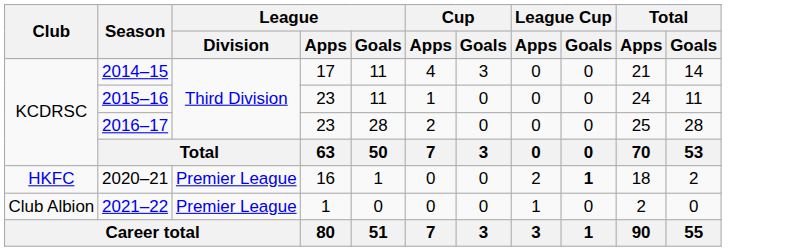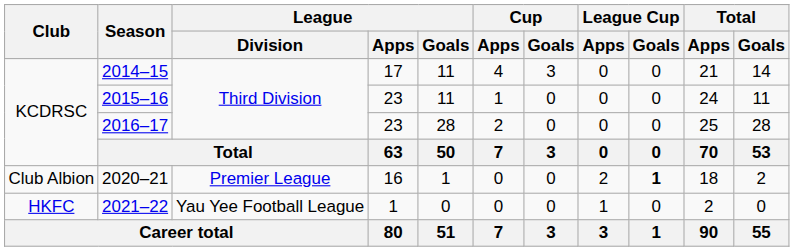(51, 179) HKFC -> (51, 179) Club Albion
(51, 206) Club Albion -> (51, 206) HKFC
(236, 206) Premier League -> (270, 206) Yau Yee Football League
